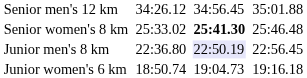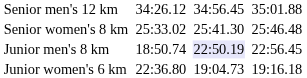(219, 29) bold -> (219, 29) normal
(161, 49) 22:36.80 -> (161, 49) 18:50.74
(161, 69) 18:50.74 -> (161, 69) 22:36.80
